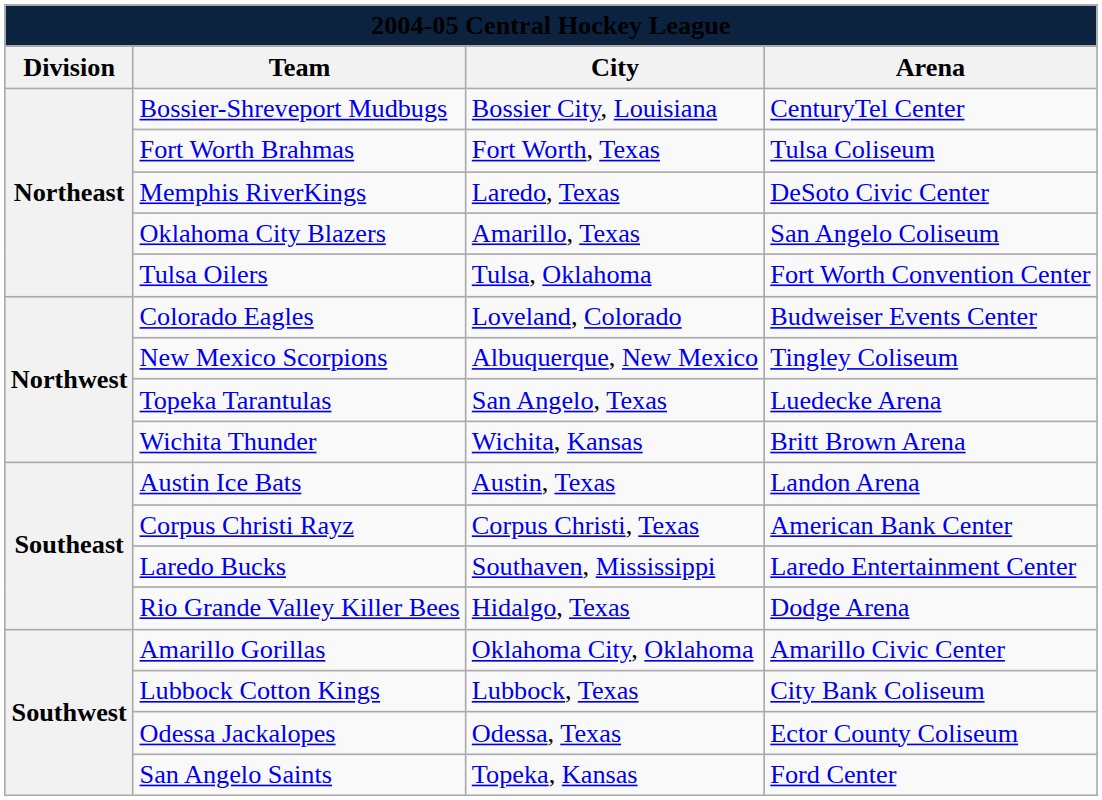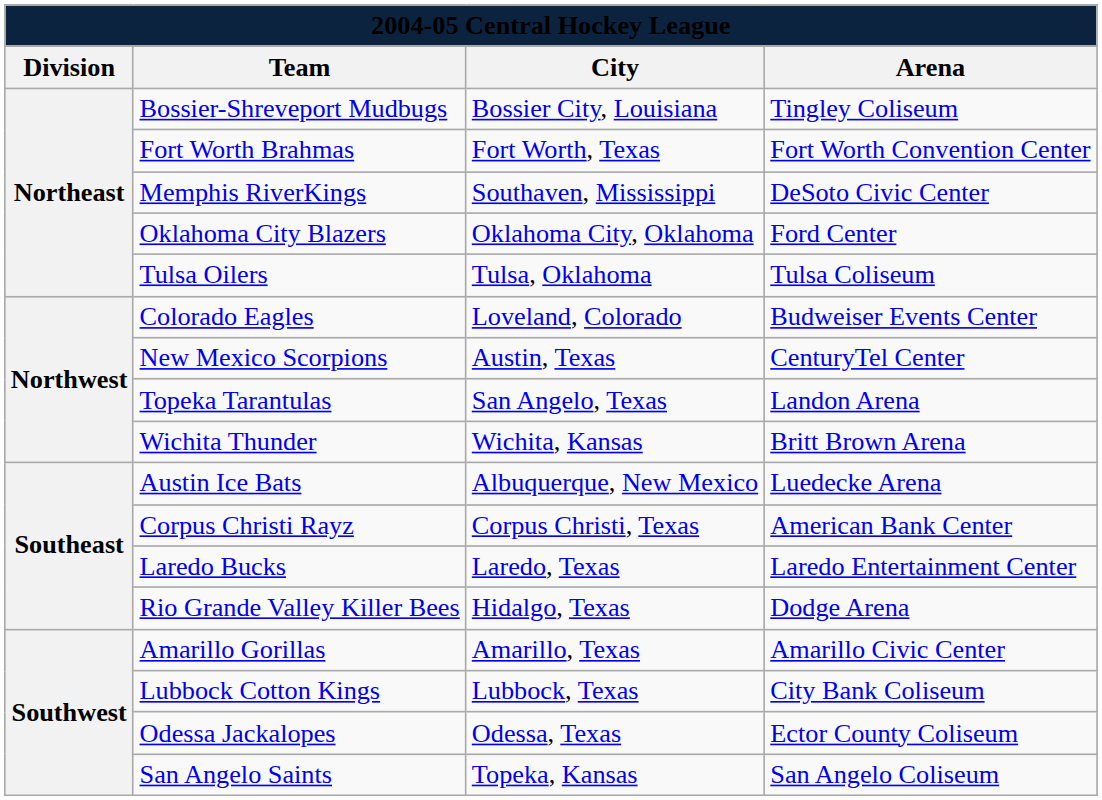(867, 108) CenturyTel Center -> (864, 108) Tingley Coliseum
(853, 150) Tulsa Coliseum -> (930, 150) Fort Worth Convention Center
(546, 191) Laredo, Texas -> (594, 191) Southaven, Mississippi
(556, 233) Amarillo, Texas -> (613, 233) Oklahoma City, Oklahoma
(885, 233) San Angelo Coliseum -> (833, 233) Ford Center
(930, 274) Fort Worth Convention Center -> (853, 274) Tulsa Coliseum
(615, 358) Albuquerque, New Mexico -> (544, 358) Austin, Texas
(864, 358) Tingley Coliseum -> (867, 358) CenturyTel Center
(856, 399) Luedecke Arena -> (845, 399) Landon Arena
(544, 483) Austin, Texas -> (615, 483) Albuquerque, New Mexico
(845, 483) Landon Arena -> (856, 483) Luedecke Arena
(594, 566) Southaven, Mississippi -> (546, 566) Laredo, Texas
(613, 649) Oklahoma City, Oklahoma -> (556, 649) Amarillo, Texas
(833, 774) Ford Center -> (885, 774) San Angelo Coliseum
